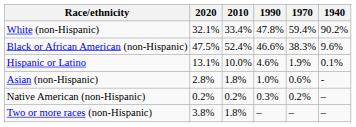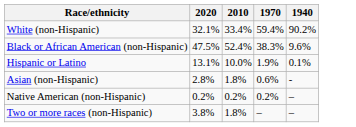- column: (270, 12)
